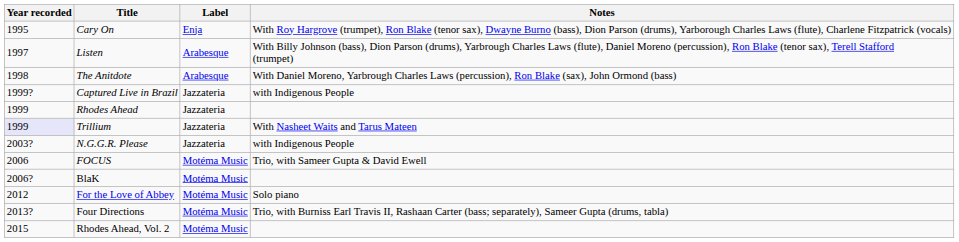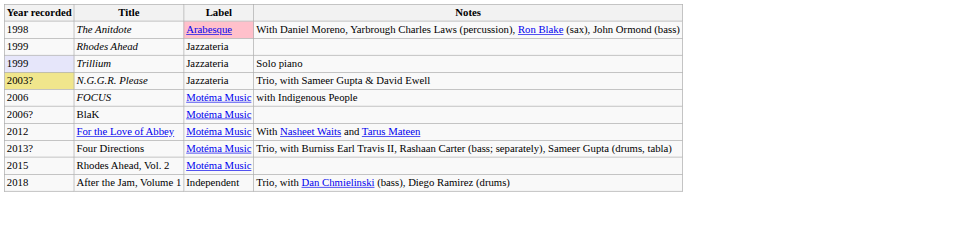- row: (95, 30)
- row: (90, 53)
(206, 76) no background -> (209, 30) pink background
- row: (127, 93)
(335, 127) With Nasheet Waits and Tarus Mateen -> (279, 64) Solo piano
(20, 144) no background -> (20, 81) khaki background
(303, 144) with Indigenous People -> (343, 81) Trio, with Sameer Gupta & David Ewell
(340, 161) Trio, with Sameer Gupta & David Ewell -> (307, 98) with Indigenous People
(276, 195) Solo piano -> (338, 132) With Nasheet Waits and Tarus Mateen
+ row: (129, 183)
